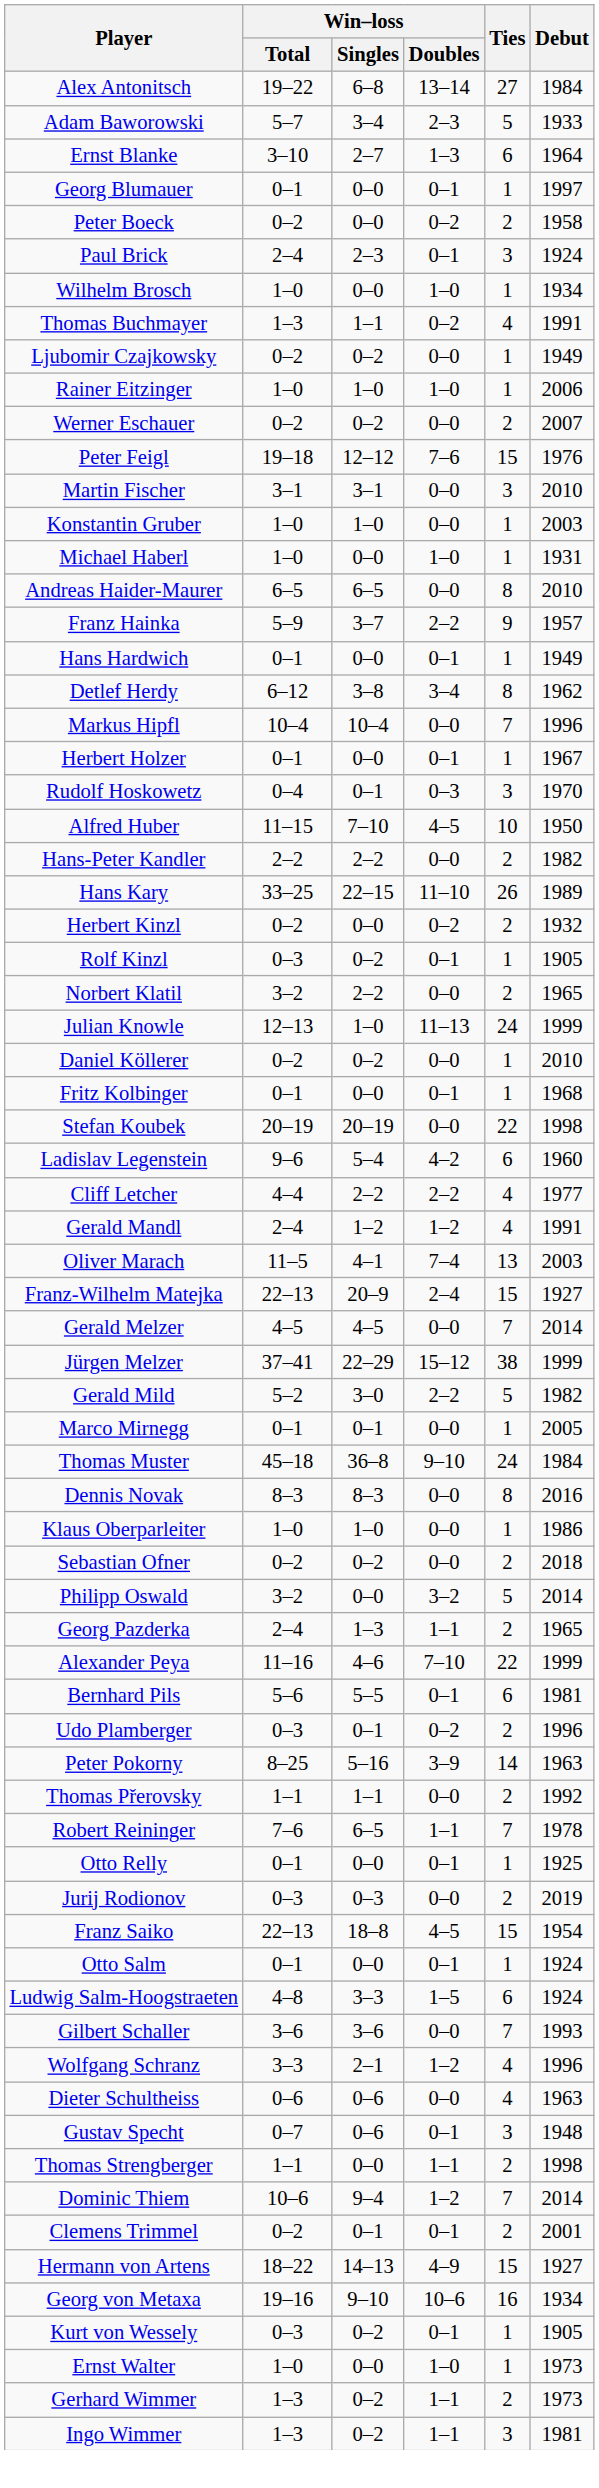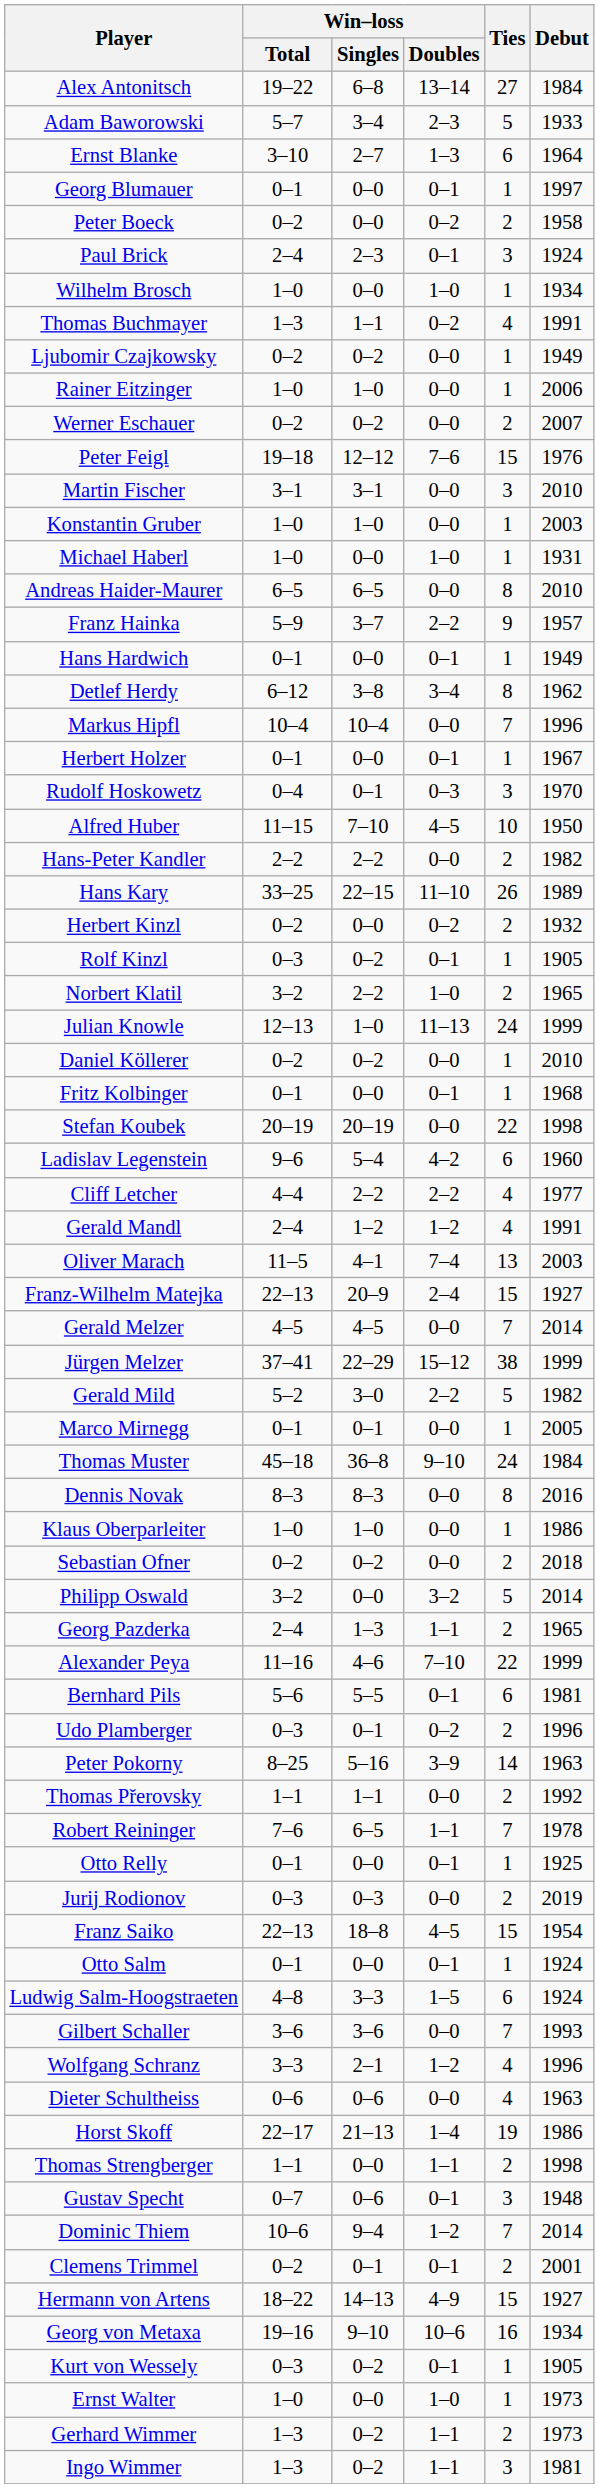(444, 389) 1–0 -> (444, 389) 0–0
(444, 992) 0–0 -> (444, 992) 1–0
+ row: (124, 2131)
rows swapped: (124, 2131) <-> (124, 2164)
